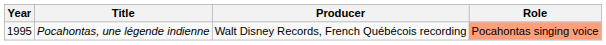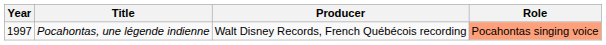(19, 31) 1995 -> (19, 31) 1997
